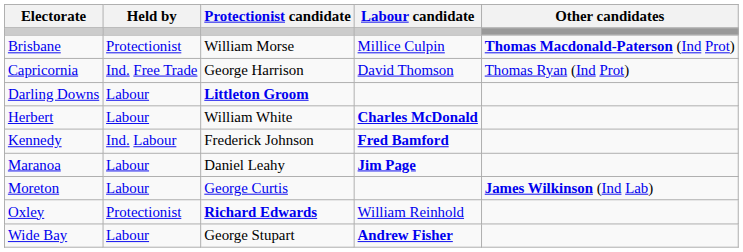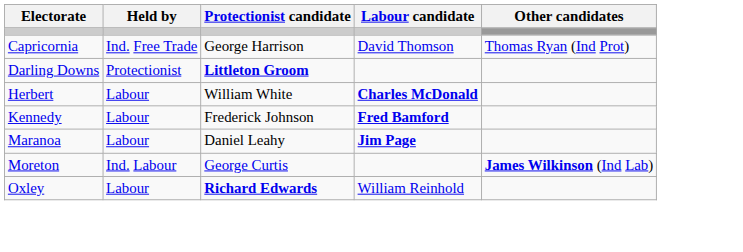- row: (34, 46)
(128, 93) Labour -> (144, 70) Protectionist
(141, 141) Ind. Labour -> (128, 117) Labour
(128, 188) Labour -> (141, 164) Ind. Labour
(144, 211) Protectionist -> (128, 188) Labour
- row: (38, 235)
